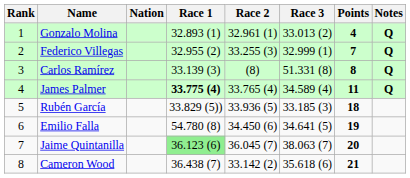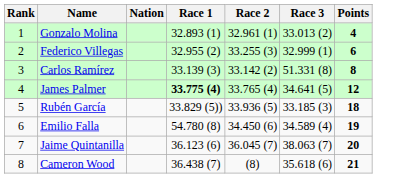- column: (389, 13)
(353, 51) 7 -> (353, 51) 6
(253, 70) (8) -> (253, 70) 33.142 (2)
(307, 88) 34.589 (4) -> (307, 88) 34.641 (5)
(353, 88) 11 -> (353, 88) 12
(307, 126) 34.641 (5) -> (307, 126) 34.589 (4)
(196, 145) lightgreen background -> (196, 145) no background
(253, 164) 33.142 (2) -> (253, 164) (8)
